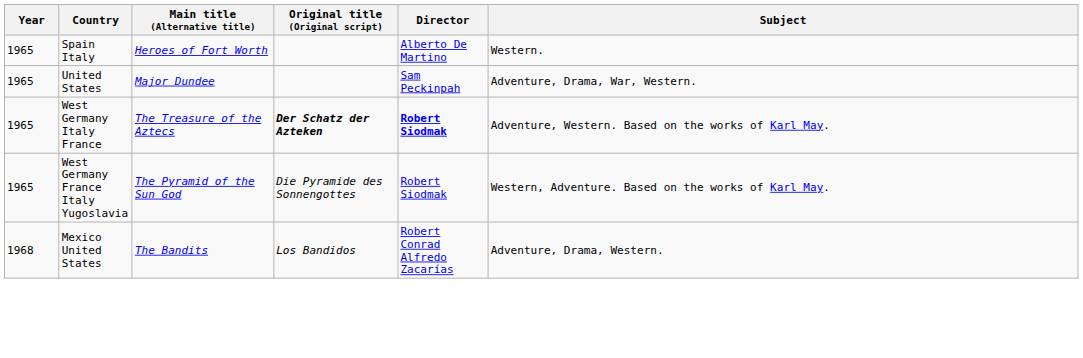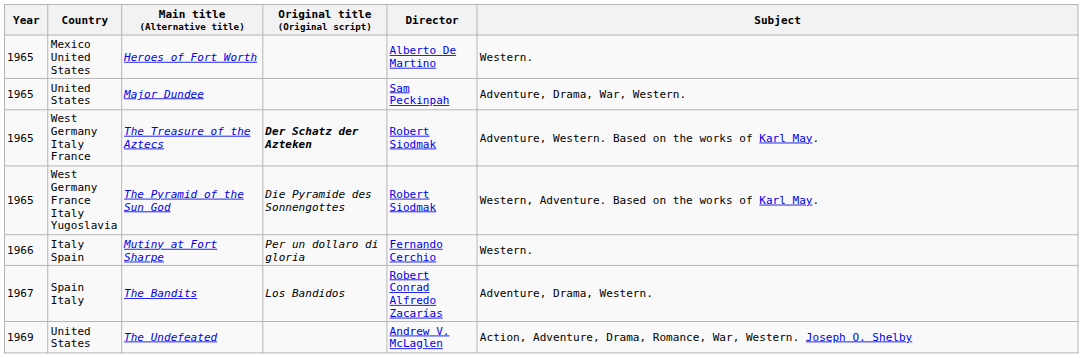(78, 51) Spain Italy -> (71, 57) Mexico United States
(424, 125) bold -> (413, 138) normal
+ row: (171, 250)
(20, 250) 1968 -> (20, 294) 1967
(82, 250) Mexico United States -> (67, 294) Spain Italy
+ row: (171, 337)
